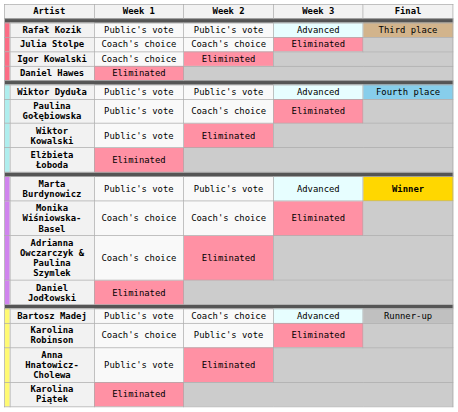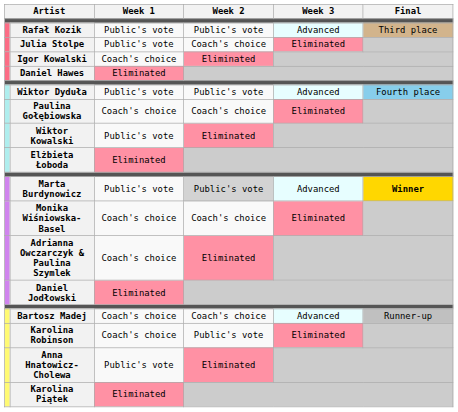(139, 45) Coach's choice -> (139, 45) Public's vote
(139, 112) Public's vote -> (139, 112) Coach's choice
(229, 189) no background -> (229, 189) lightgrey background
(139, 316) Public's vote -> (139, 316) Coach's choice
